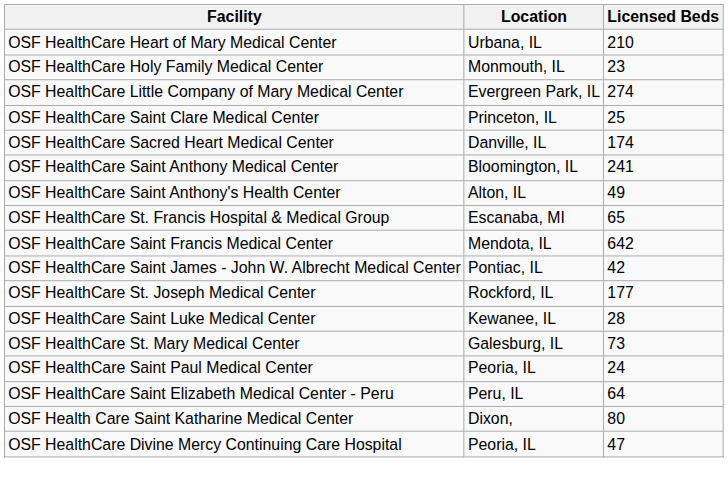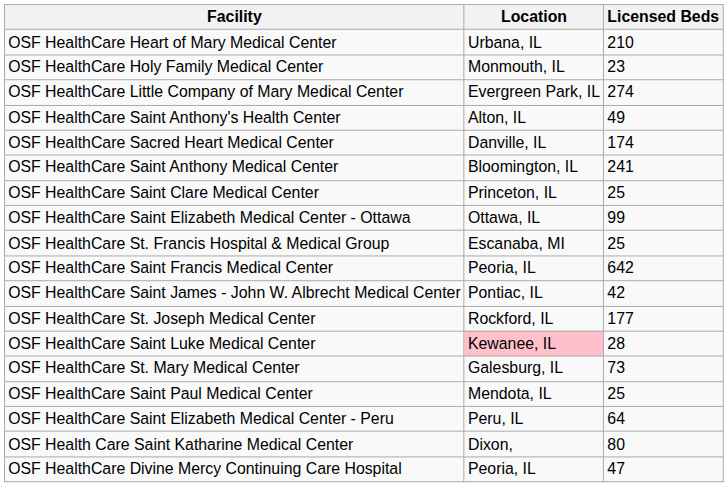rows swapped: (164, 117) <-> (174, 192)
+ row: (209, 218)
(616, 218) 65 -> (616, 243) 25
(510, 243) Mendota, IL -> (502, 268) Peoria, IL
(512, 318) no background -> (512, 343) pink background
(502, 368) Peoria, IL -> (510, 393) Mendota, IL
(616, 368) 24 -> (616, 393) 25
